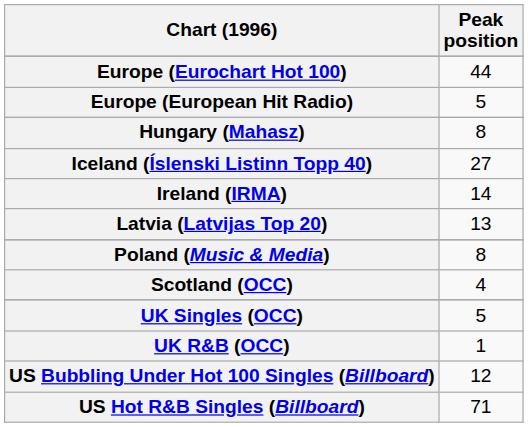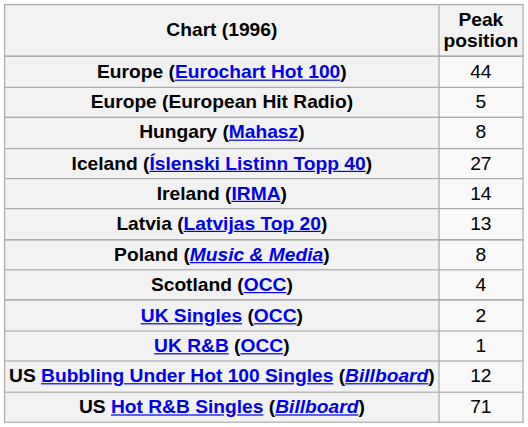(481, 315) 5 -> (481, 315) 2
